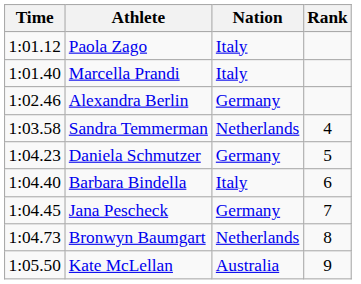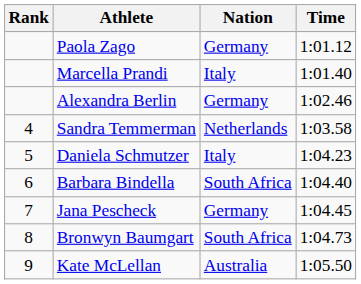columns swapped: (327, 18) <-> (35, 18)
(232, 45) Italy -> (236, 45) Germany
(248, 155) Germany -> (220, 155) Italy
(232, 182) Italy -> (248, 182) South Africa
(258, 237) Netherlands -> (248, 237) South Africa
